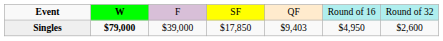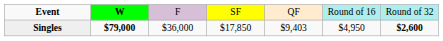(178, 28) $39,000 -> (178, 28) $36,000
(410, 28) normal -> (410, 28) bold
